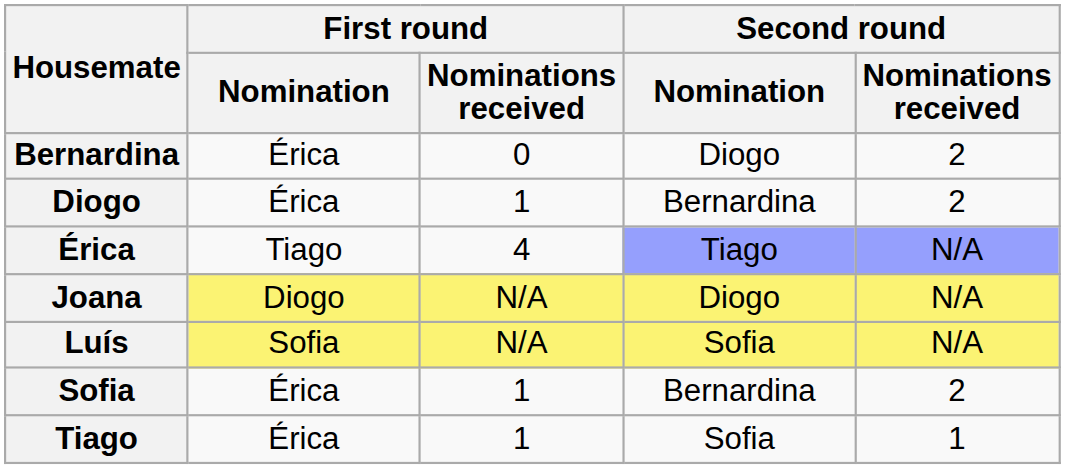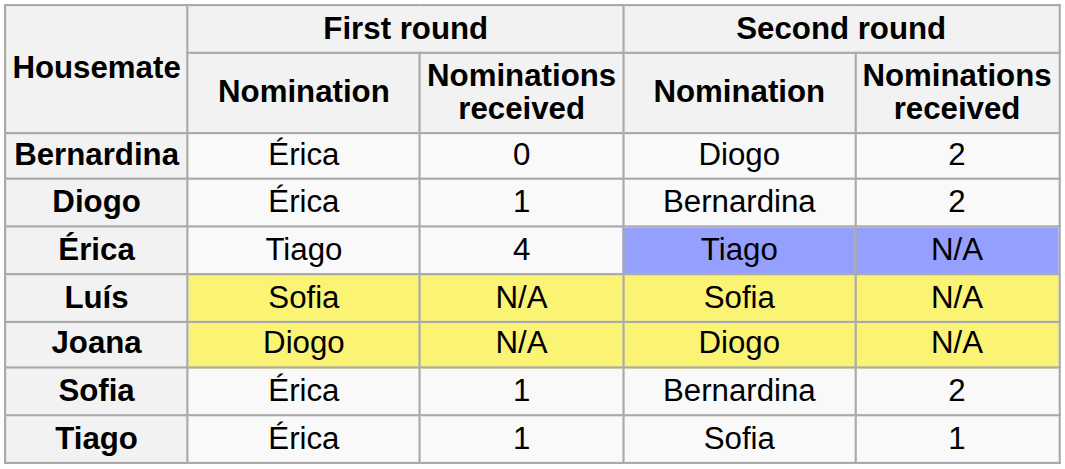rows swapped: (97, 297) <-> (97, 344)
